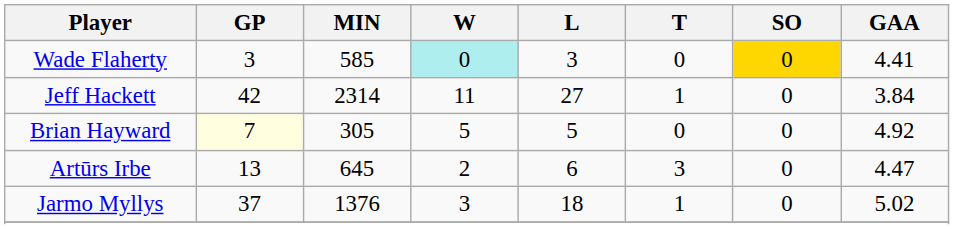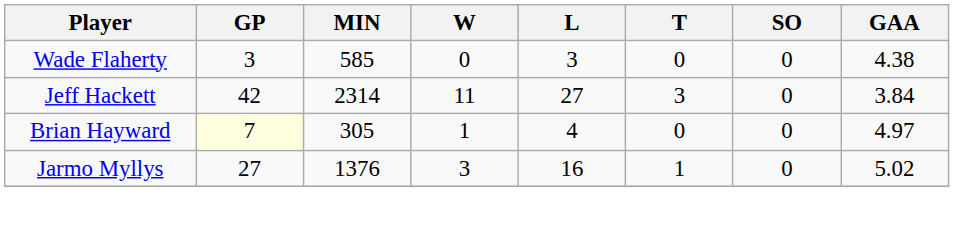(464, 58) paleturquoise background -> (464, 58) no background
(787, 58) gold background -> (787, 58) no background
(894, 58) 4.41 -> (894, 58) 4.38
(679, 95) 1 -> (679, 95) 3
(464, 131) 5 -> (464, 131) 1
(572, 131) 5 -> (572, 131) 4
(894, 131) 4.92 -> (894, 131) 4.97
- row: (100, 167)
(250, 204) 37 -> (250, 167) 27
(572, 204) 18 -> (572, 167) 16
